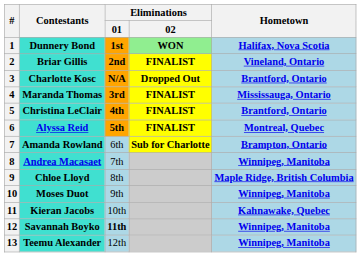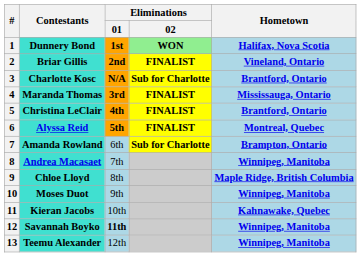(170, 78) Dropped Out -> (170, 78) Sub for Charlotte
